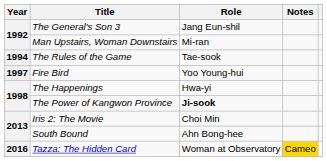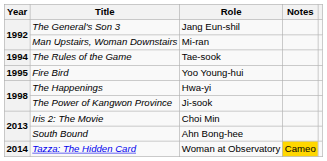(17, 73) 1997 -> (17, 73) 1995
(199, 103) bold -> (197, 103) normal
(17, 149) 2016 -> (17, 149) 2014
